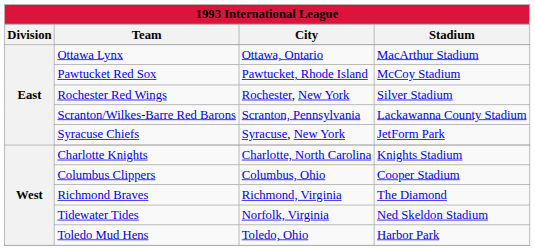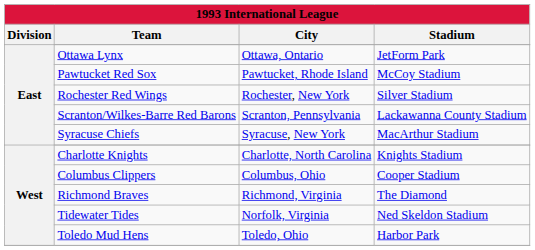(428, 54) MacArthur Stadium -> (411, 54) JetForm Park
(411, 134) JetForm Park -> (428, 134) MacArthur Stadium
